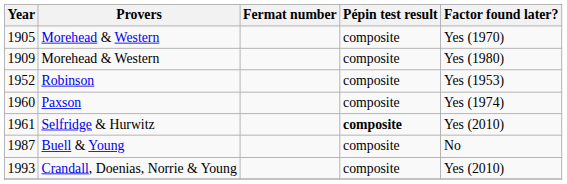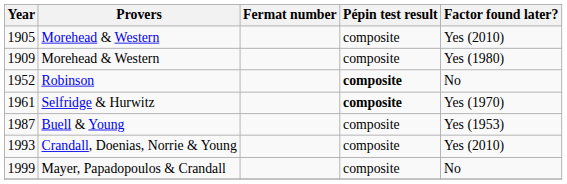(474, 37) Yes (1970) -> (474, 37) Yes (2010)
(371, 80) normal -> (372, 80) bold
(474, 80) Yes (1953) -> (452, 80) No
- row: (21, 102)
(474, 124) Yes (2010) -> (474, 102) Yes (1970)
(452, 146) No -> (474, 124) Yes (1953)
+ row: (21, 168)
